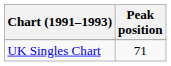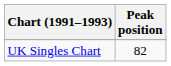(140, 50) 71 -> (140, 50) 82
